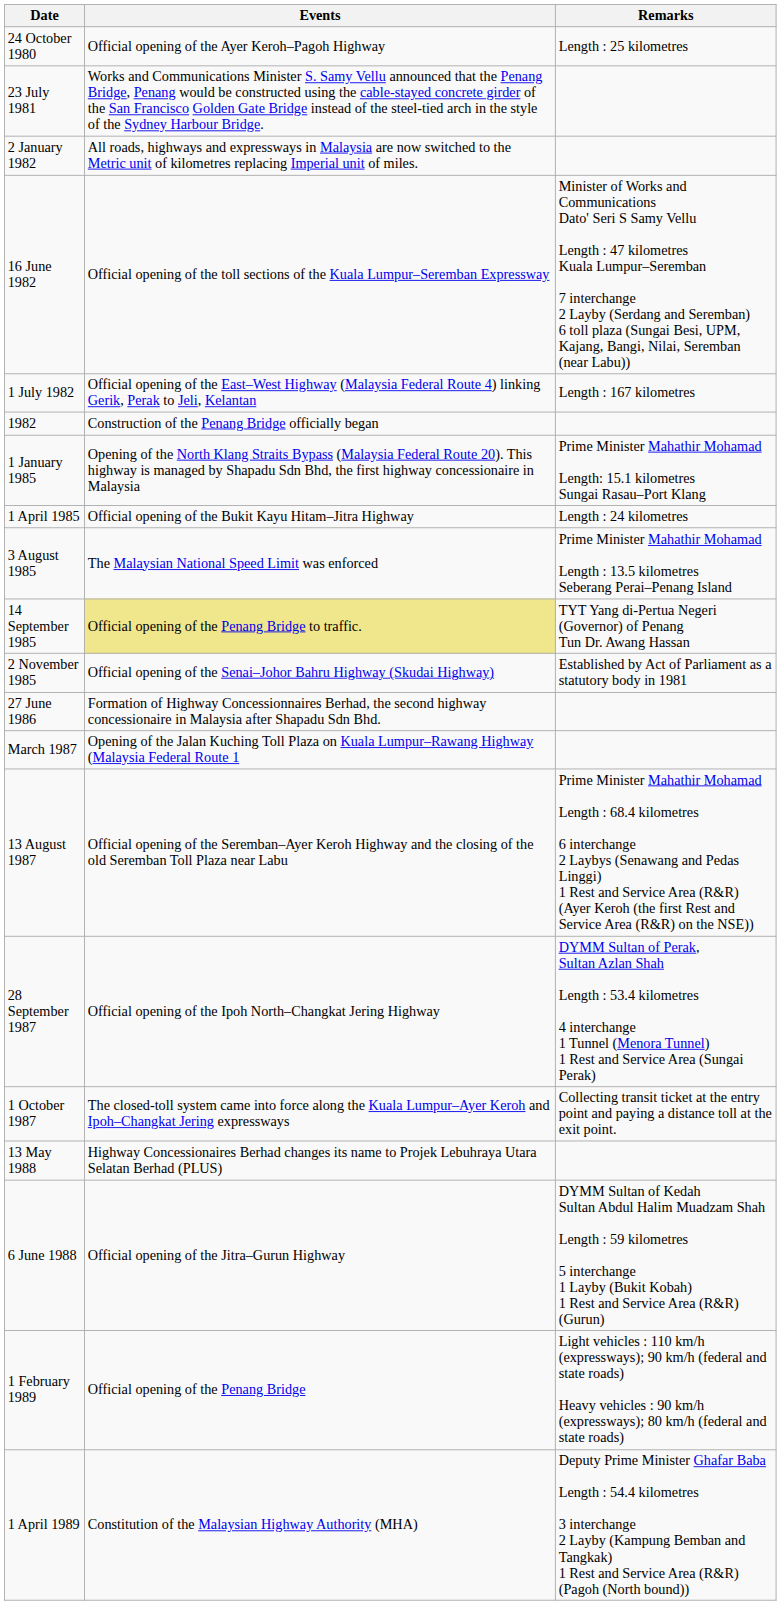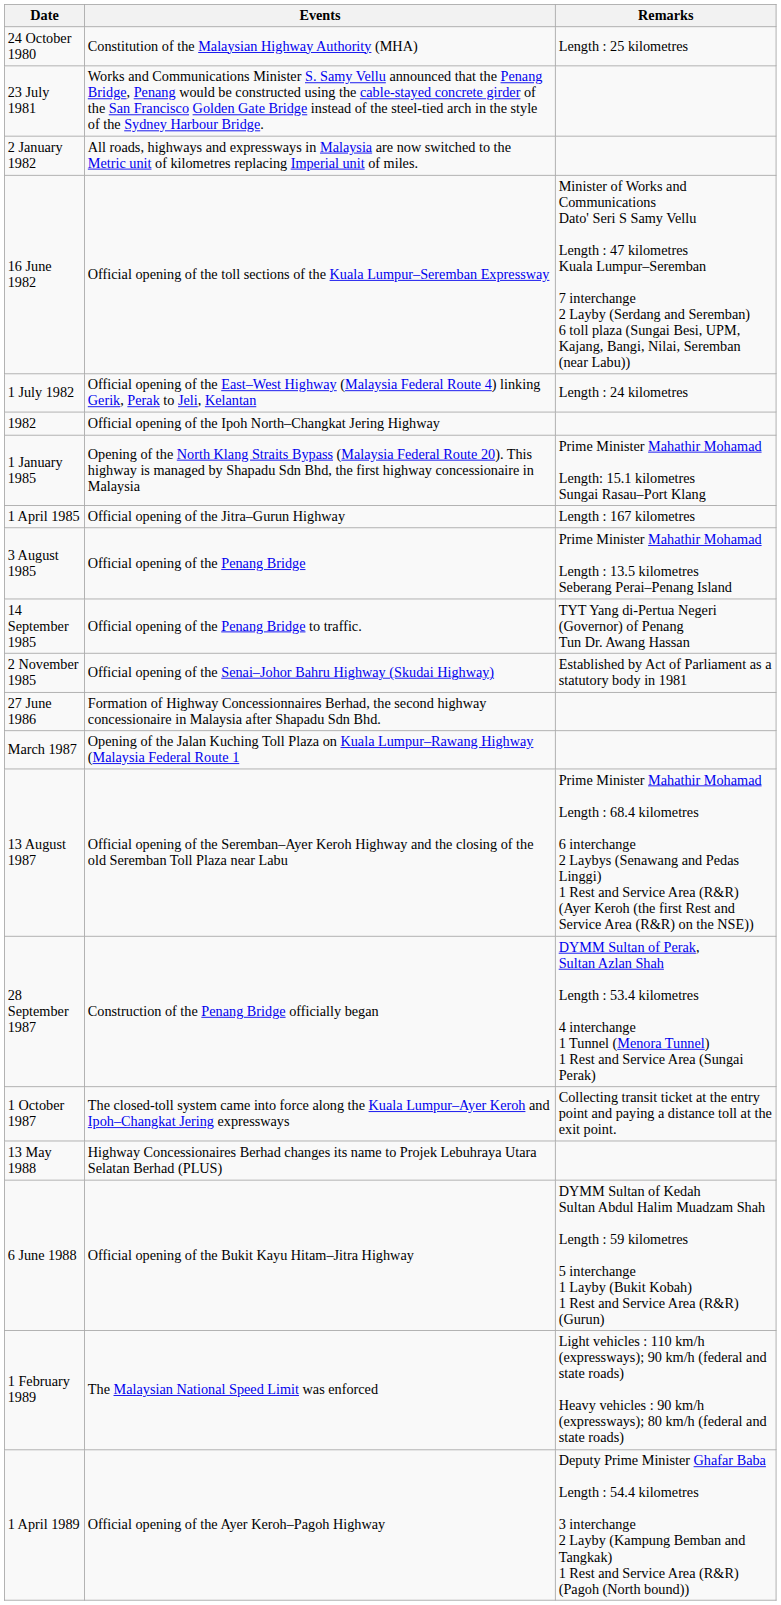(237, 46) Official opening of the Ayer Keroh–Pagoh Highway -> (253, 46) Constitution of the Malaysian Highway Authority (MHA)
(627, 393) Length : 167 kilometres -> (623, 393) Length : 24 kilometres
(233, 423) Construction of the Penang Bridge officially began -> (264, 423) Official opening of the Ipoh North–Changkat Jering Highway
(251, 516) Official opening of the Bukit Kayu Hitam–Jitra Highway -> (216, 516) Official opening of the Jitra–Gurun Highway
(623, 516) Length : 24 kilometres -> (627, 516) Length : 167 kilometres
(233, 563) The Malaysian National Speed Limit was enforced -> (197, 563) Official opening of the Penang Bridge
(225, 626) khaki background -> (225, 626) no background
(264, 1011) Official opening of the Ipoh North–Changkat Jering Highway -> (233, 1011) Construction of the Penang Bridge officially began
(216, 1255) Official opening of the Jitra–Gurun Highway -> (251, 1255) Official opening of the Bukit Kayu Hitam–Jitra Highway
(197, 1390) Official opening of the Penang Bridge -> (233, 1390) The Malaysian National Speed Limit was enforced
(253, 1524) Constitution of the Malaysian Highway Authority (MHA) -> (237, 1524) Official opening of the Ayer Keroh–Pagoh Highway
